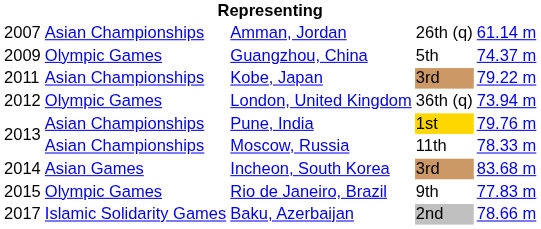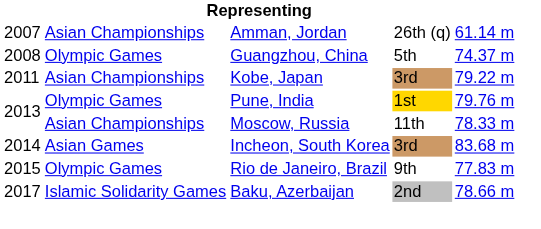(22, 55) 2009 -> (22, 55) 2008
- row: (321, 100)
(125, 123) Asian Championships -> (103, 100) Olympic Games
